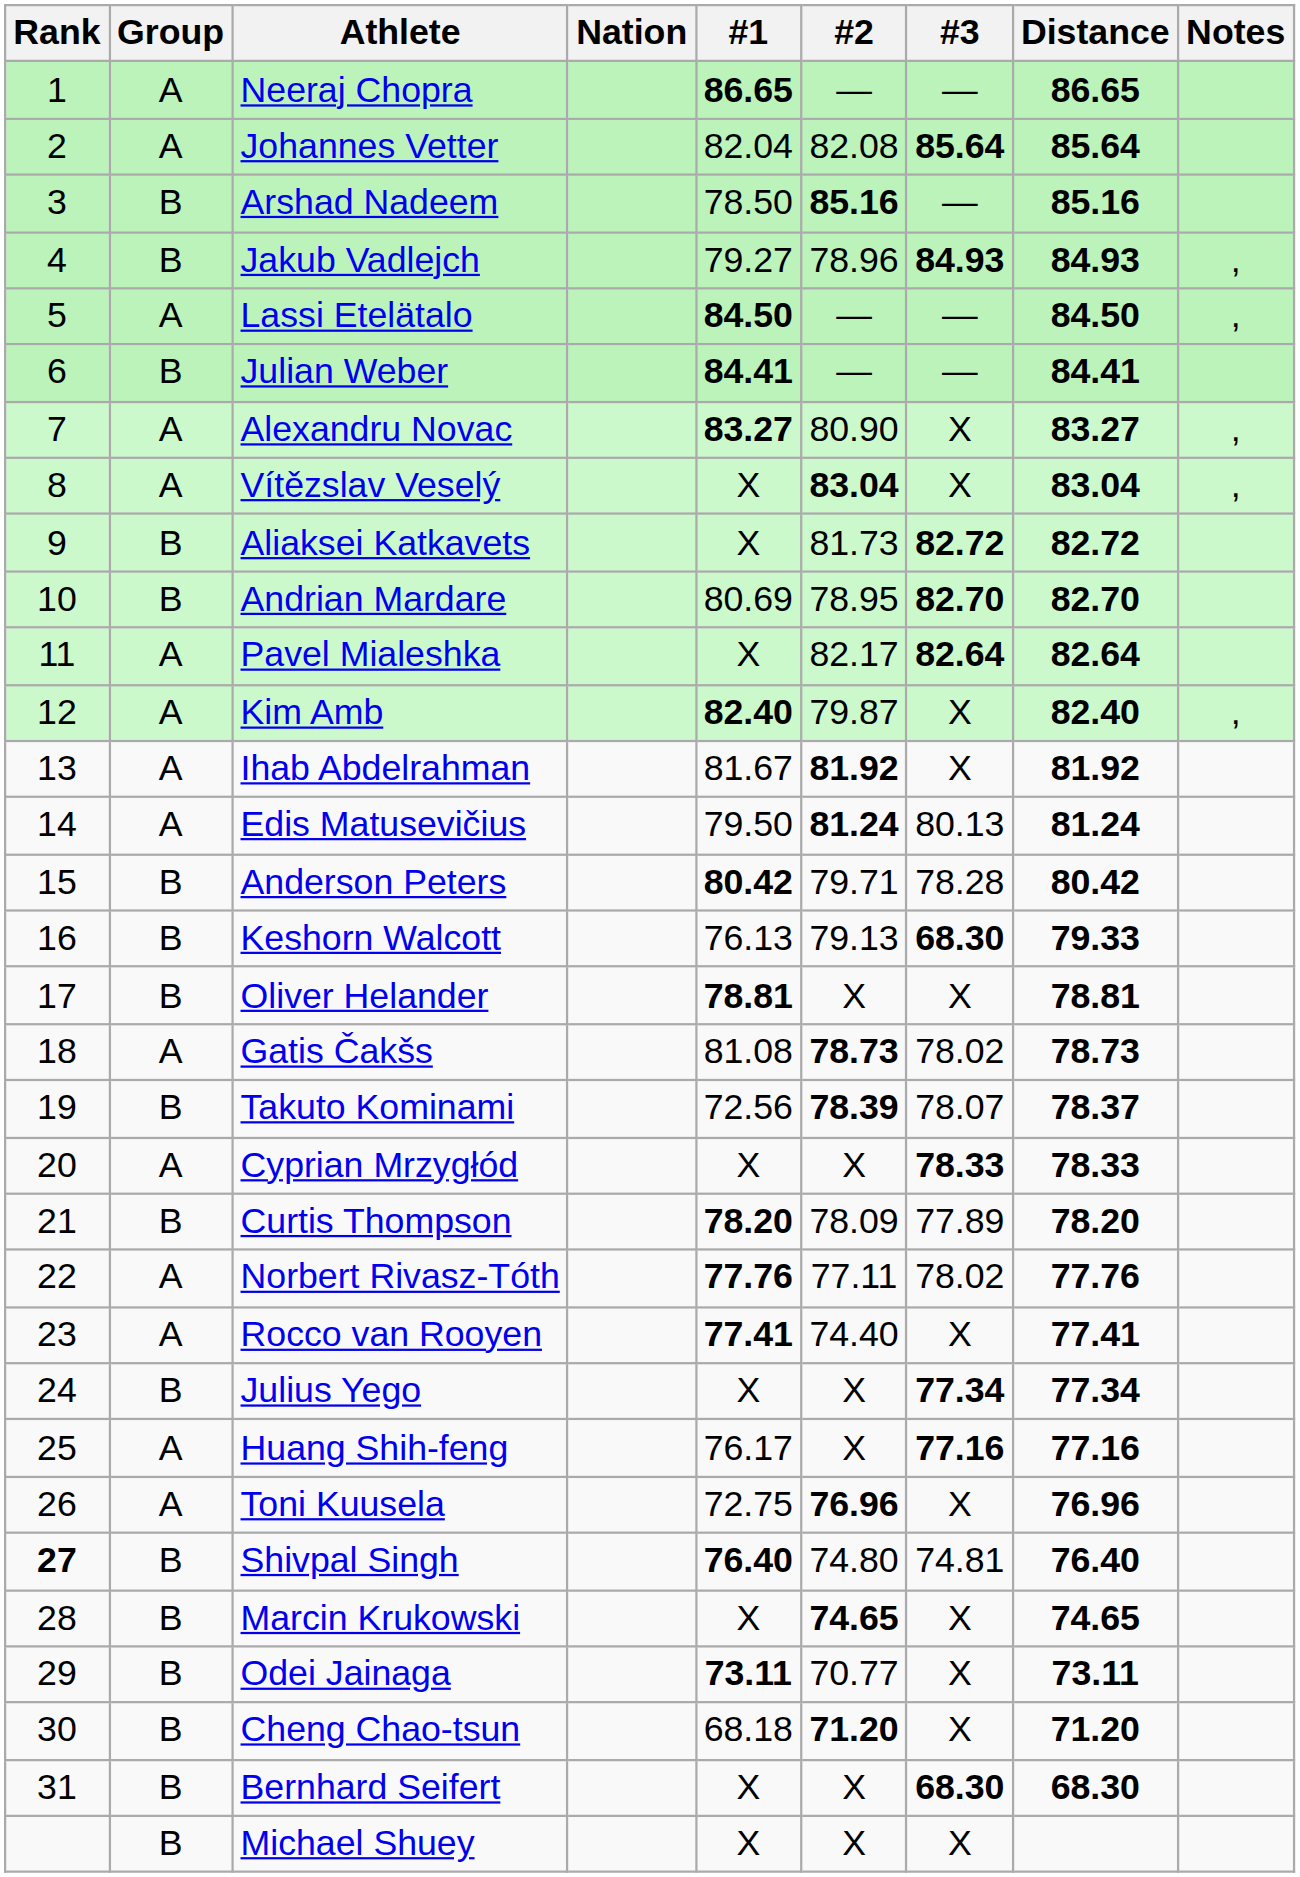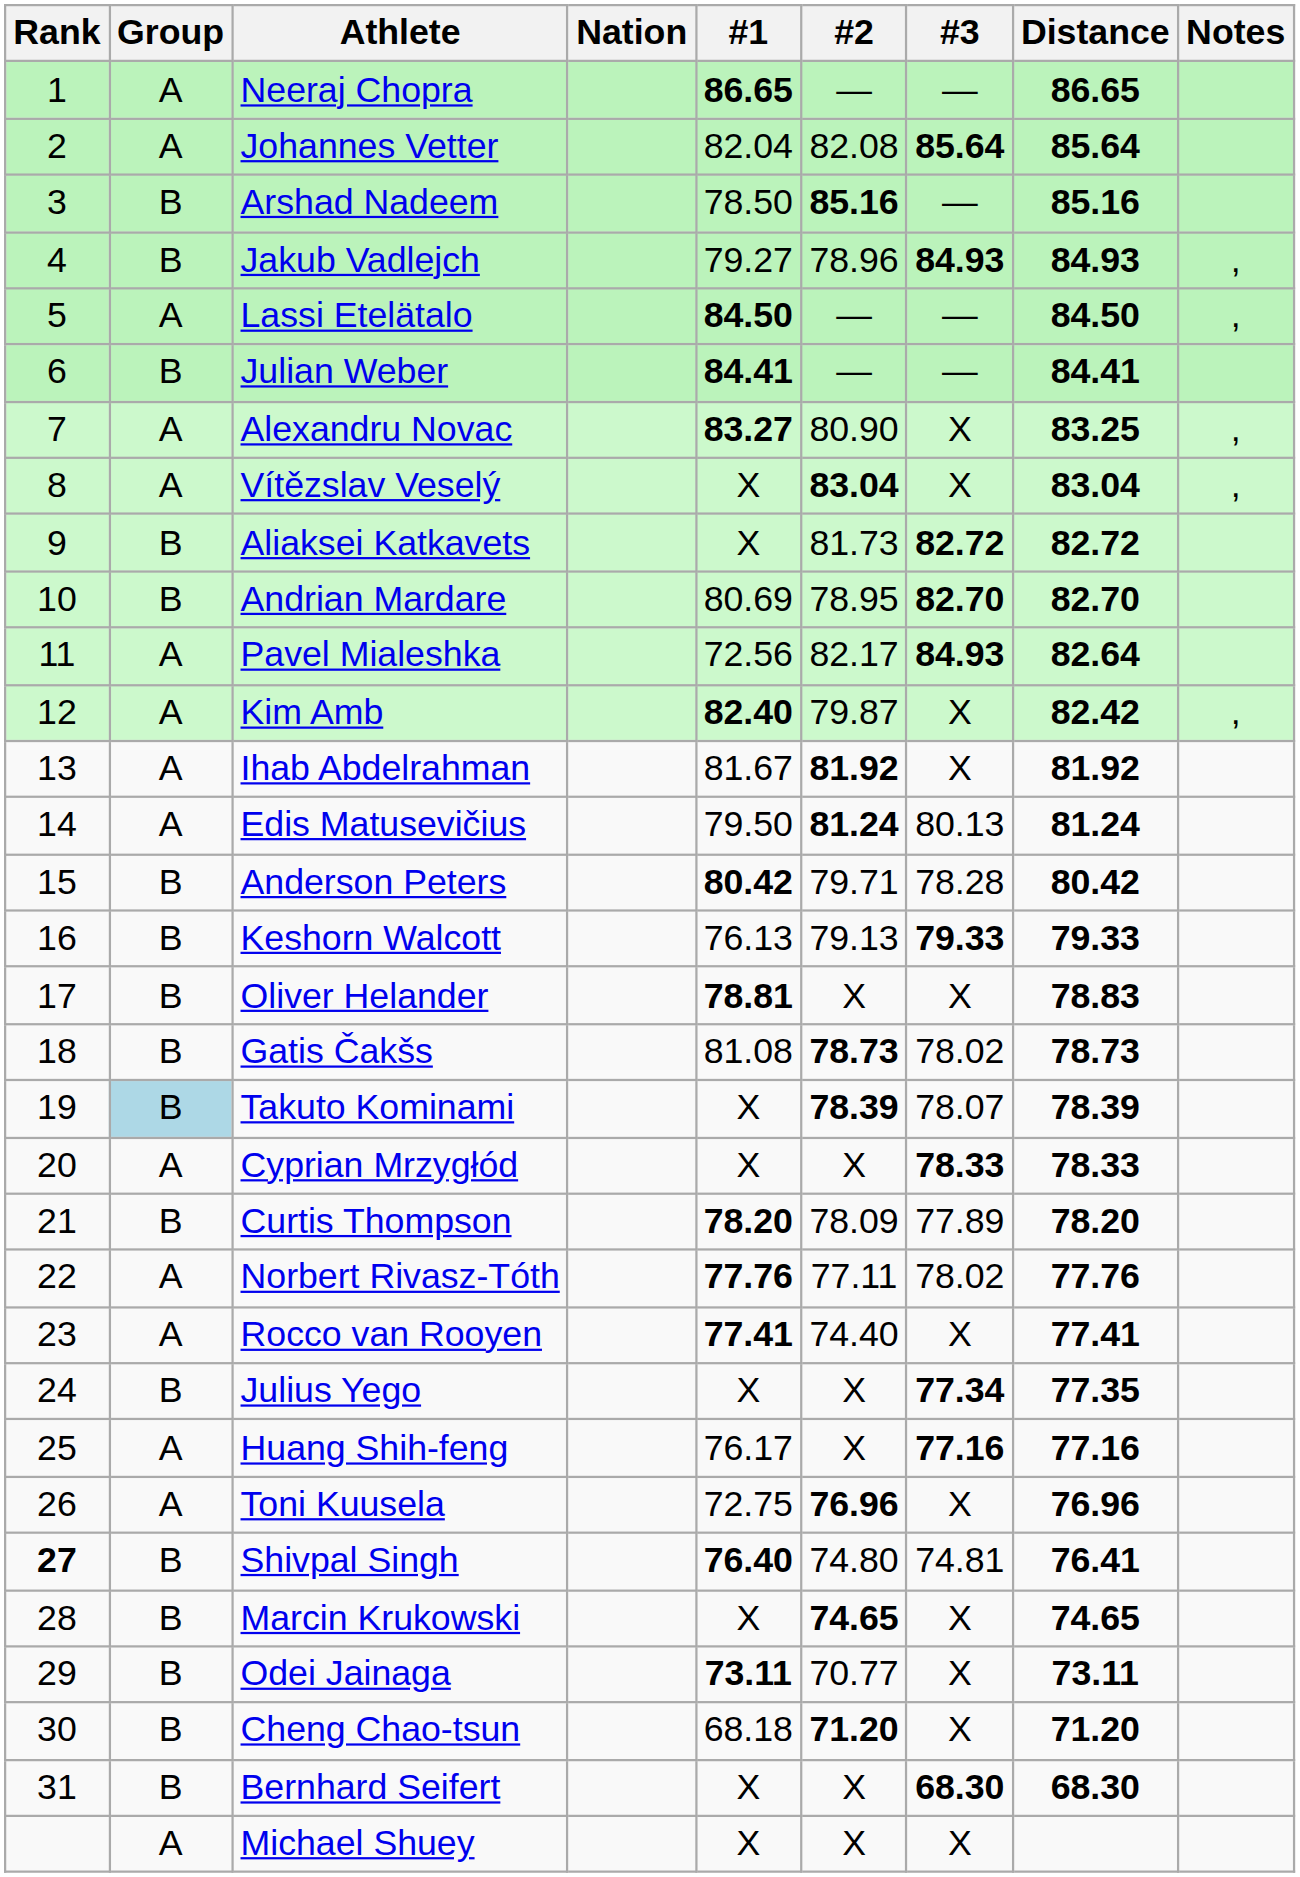(1095, 428) 83.27 -> (1095, 428) 83.25
(748, 655) X -> (748, 655) 72.56
(960, 655) 82.64 -> (960, 655) 84.93
(1095, 711) 82.40 -> (1095, 711) 82.42
(960, 938) 68.30 -> (960, 938) 79.33
(1095, 994) 78.81 -> (1095, 994) 78.83
(171, 1051) A -> (171, 1051) B
(171, 1107) no background -> (171, 1107) lightblue background
(748, 1107) 72.56 -> (748, 1107) X
(1095, 1107) 78.37 -> (1095, 1107) 78.39
(1095, 1390) 77.34 -> (1095, 1390) 77.35
(1095, 1560) 76.40 -> (1095, 1560) 76.41
(171, 1843) B -> (171, 1843) A
